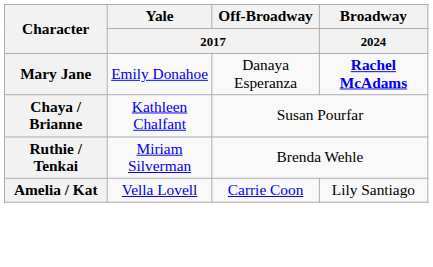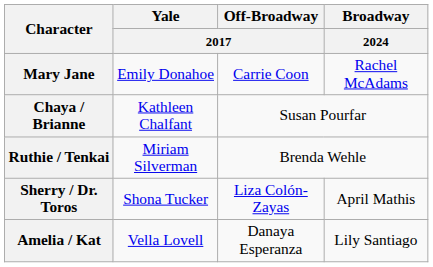(266, 74) Danaya Esperanza -> (271, 74) Carrie Coon
(373, 74) bold -> (376, 74) normal
+ row: (59, 198)
(266, 190) Carrie Coon -> (271, 240) Danaya Esperanza
